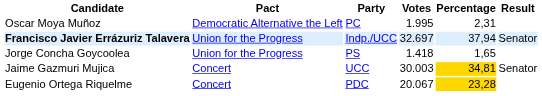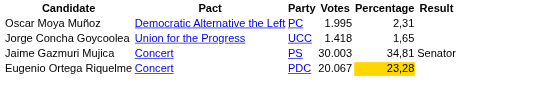- row: (97, 38)
(353, 53) PS -> (300, 38) UCC
(357, 69) UCC -> (295, 53) PS
(482, 69) gold background -> (401, 53) no background
